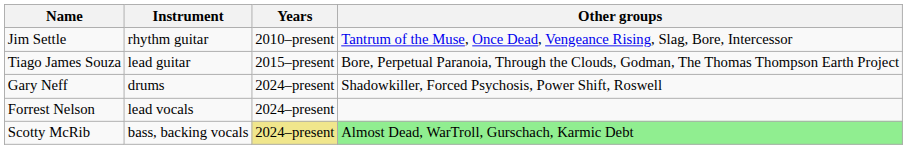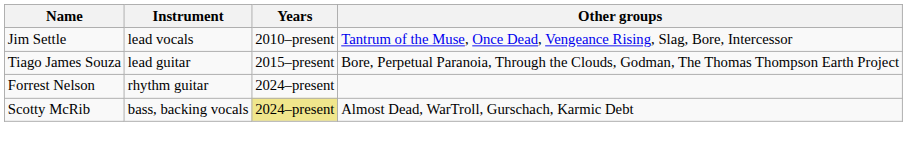(168, 39) rhythm guitar -> (161, 39) lead vocals
- row: (38, 86)
(161, 109) lead vocals -> (168, 86) rhythm guitar
(487, 132) lightgreen background -> (487, 109) no background
